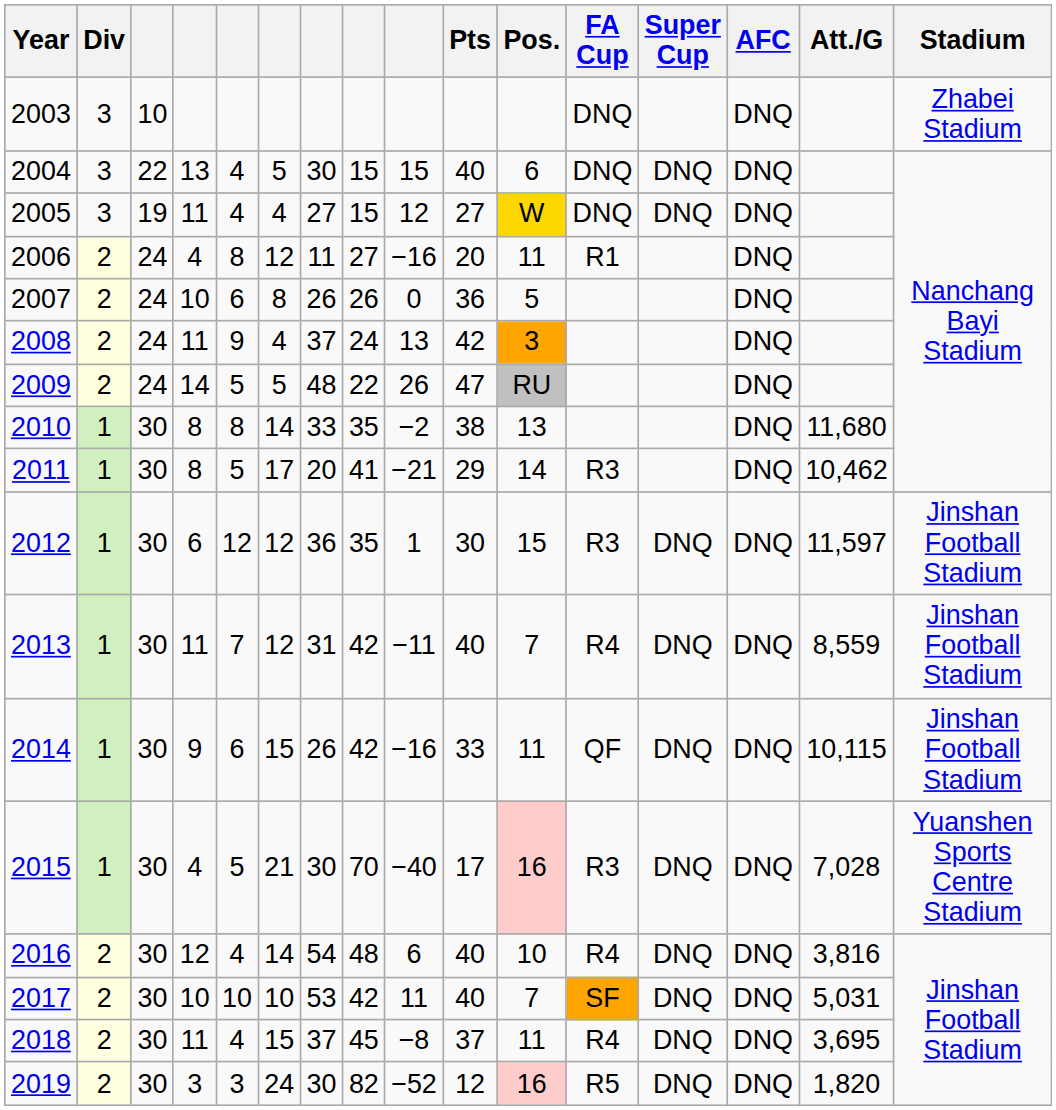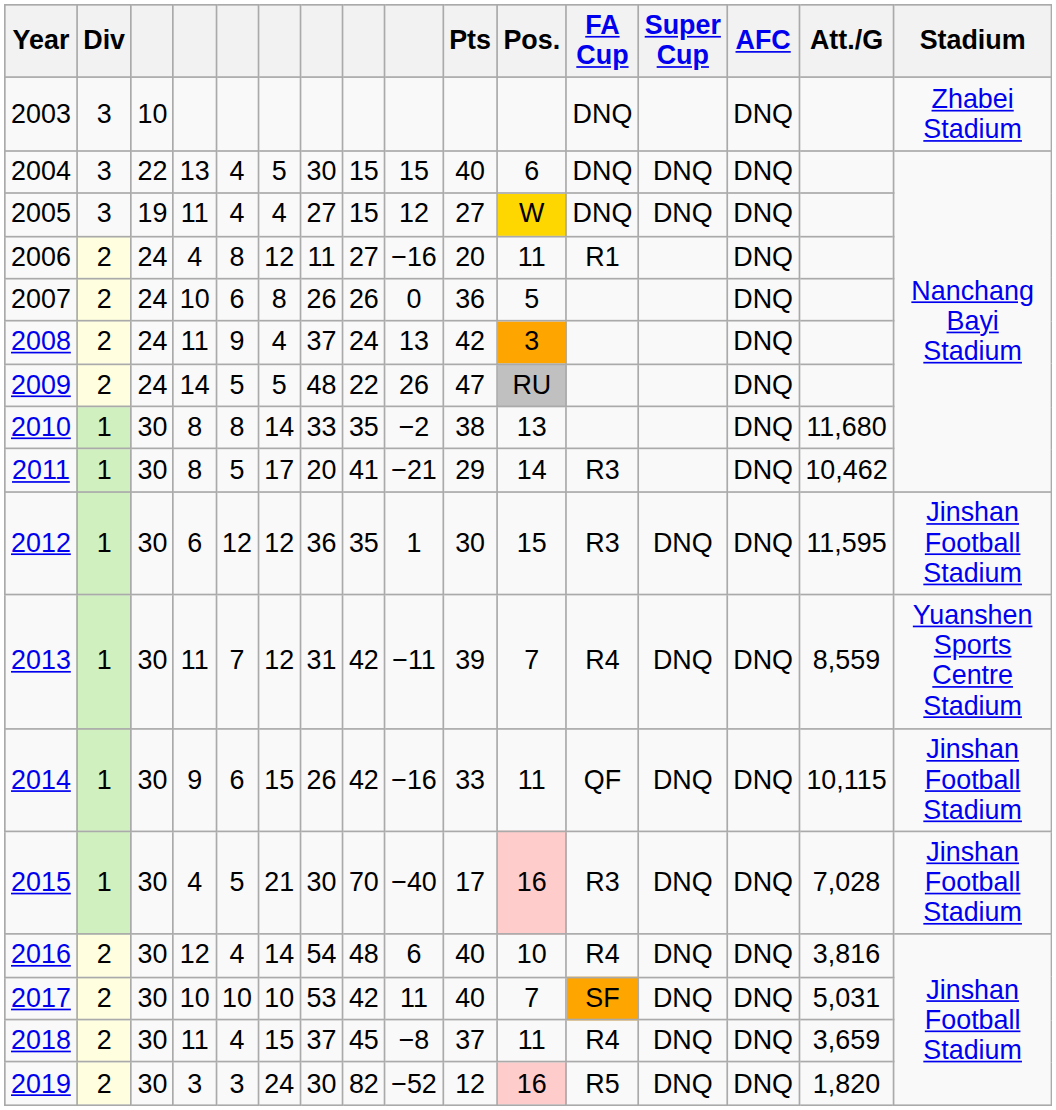(847, 542) 11,597 -> (847, 542) 11,595
(470, 645) 40 -> (470, 661) 39
(973, 645) Jinshan Football Stadium -> (973, 661) Yuanshen Sports Centre Stadium
(973, 867) Yuanshen Sports Centre Stadium -> (973, 882) Jinshan Football Stadium
(847, 1040) 3,695 -> (847, 1040) 3,659
